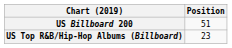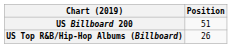(206, 37) 23 -> (206, 37) 26
